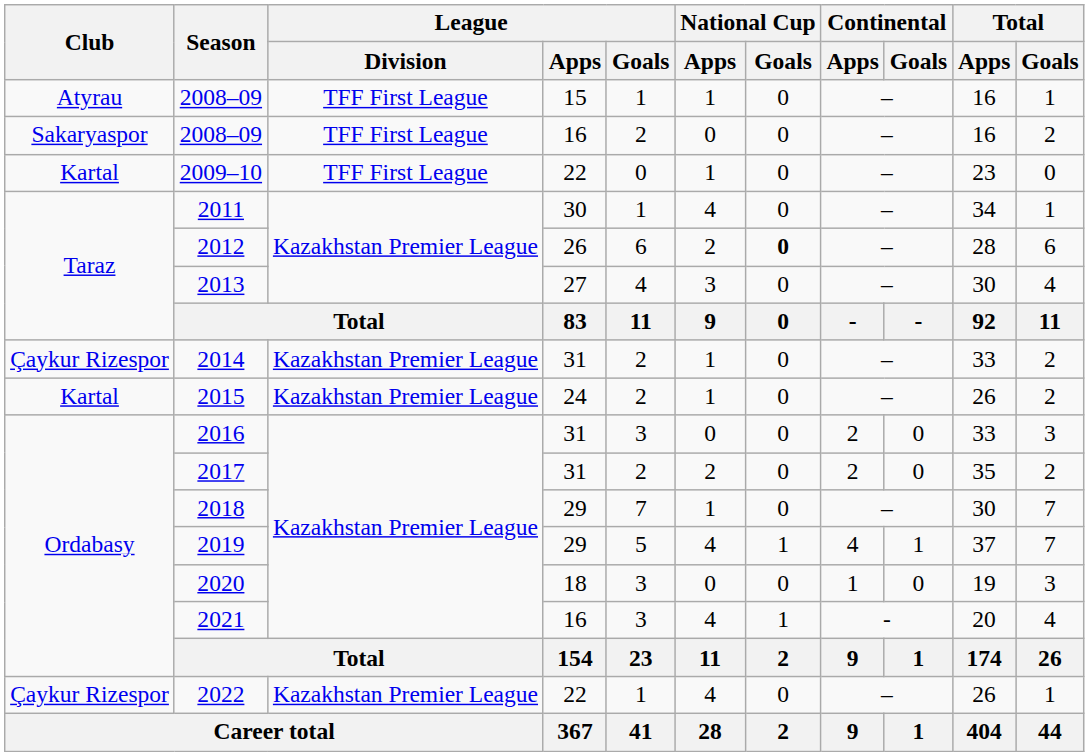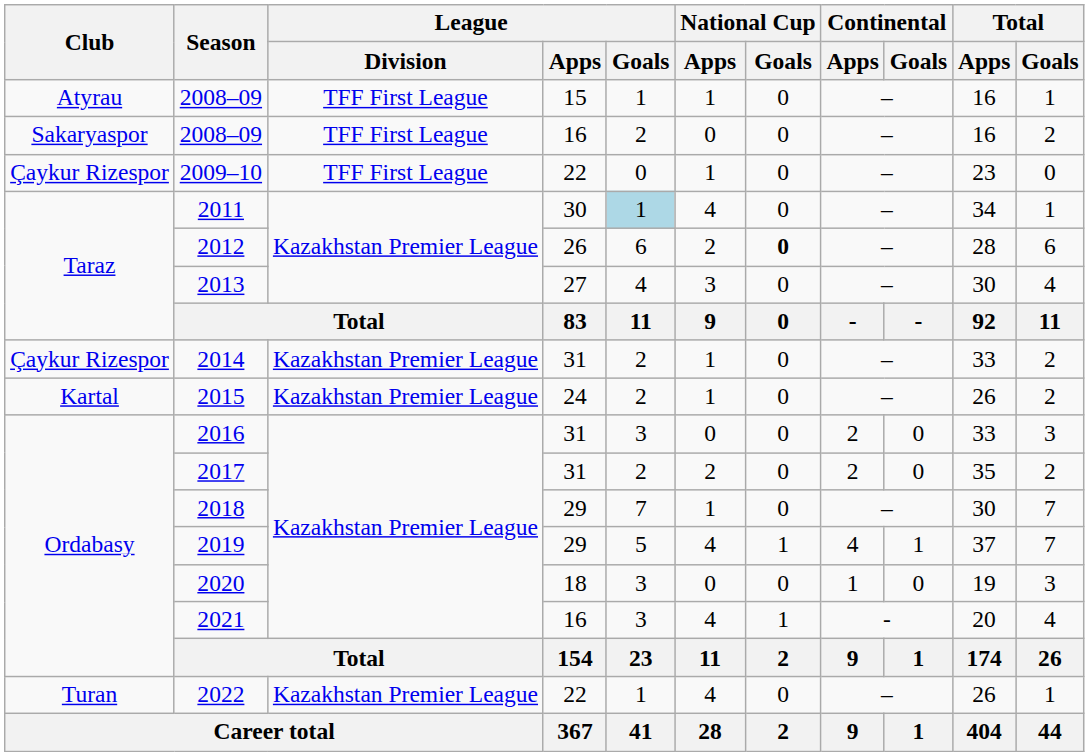(90, 172) Kartal -> (90, 172) Çaykur Rizespor
(641, 209) no background -> (641, 209) lightblue background
(90, 694) Çaykur Rizespor -> (90, 694) Turan
